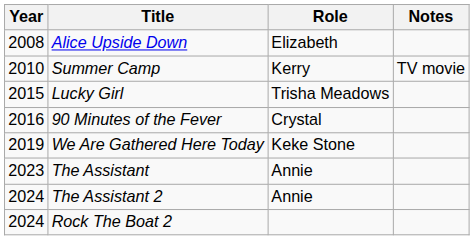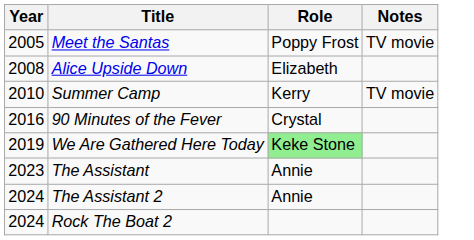+ row: (110, 42)
- row: (88, 94)
(313, 145) no background -> (313, 145) lightgreen background
